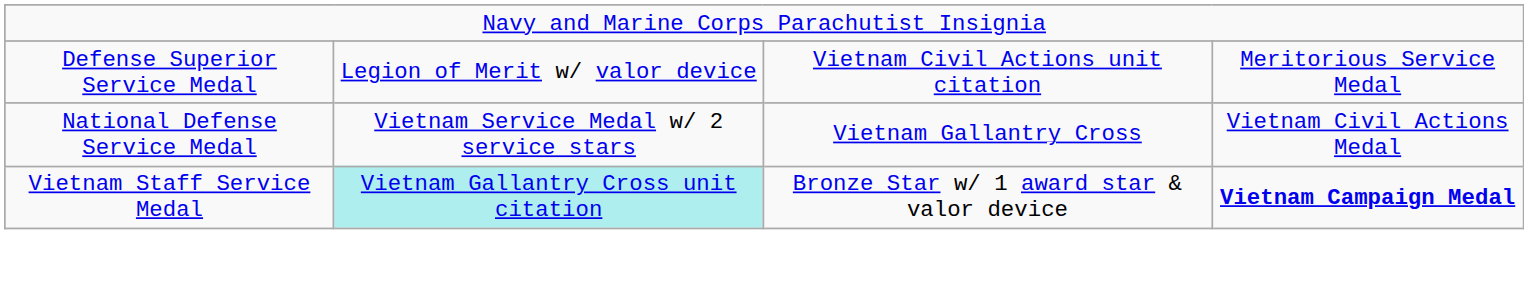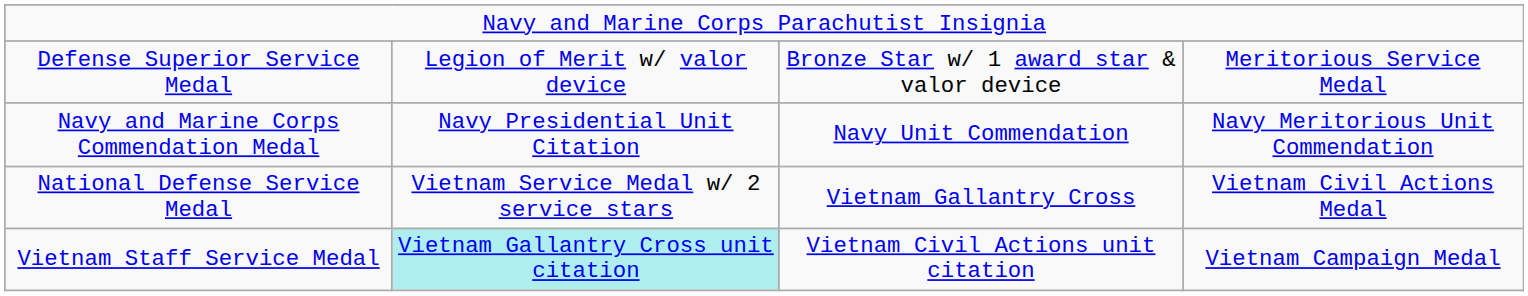(987, 72) Vietnam Civil Actions unit citation -> (981, 72) Bronze Star w/ 1 award star & valor device
+ row: (199, 135)
(987, 197) Bronze Star w/ 1 award star & valor device -> (981, 259) Vietnam Civil Actions unit citation
(1368, 197) bold -> (1353, 259) normal
